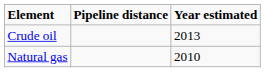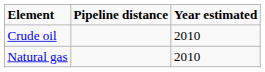(187, 35) 2013 -> (187, 35) 2010
